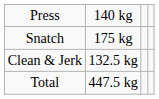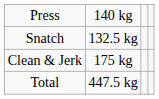(113, 37) 175 kg -> (113, 37) 132.5 kg
(113, 60) 132.5 kg -> (113, 60) 175 kg
